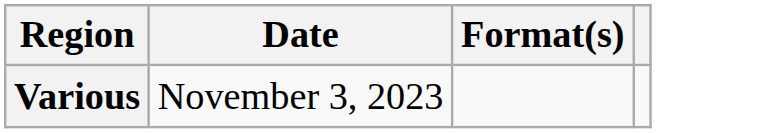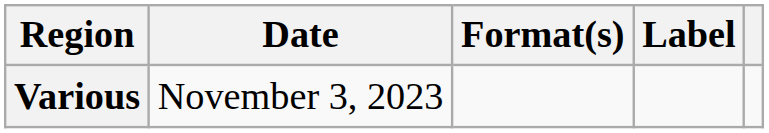+ column: (689, 34)
